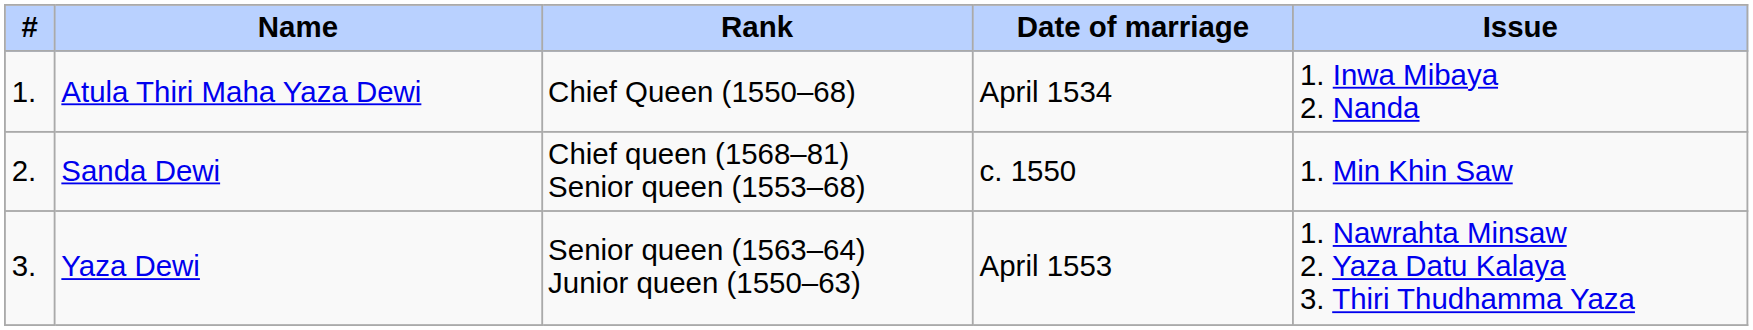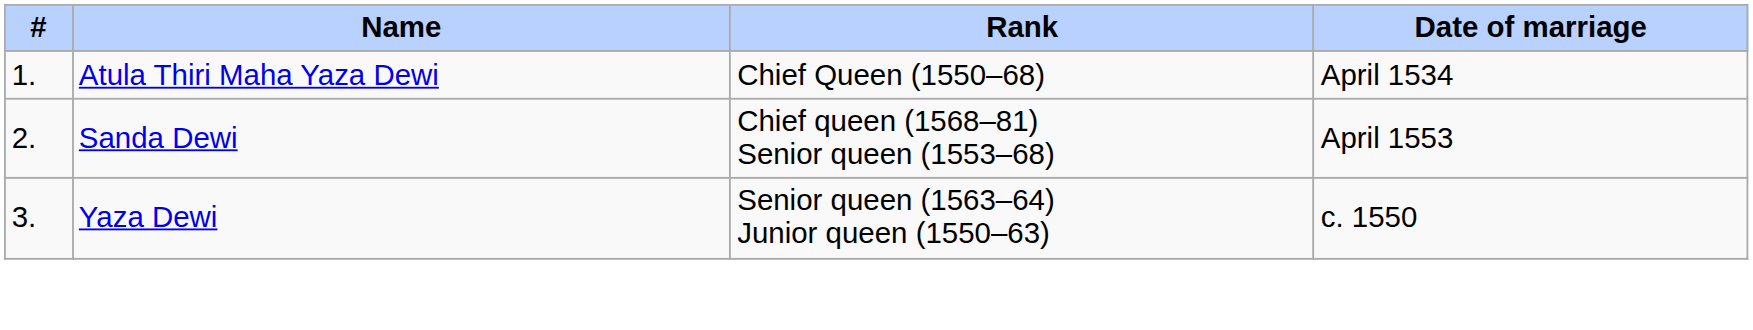- column: (1520, 27)
(1028, 170) c. 1550 -> (1387, 137) April 1553
(1046, 267) April 1553 -> (1369, 217) c. 1550
